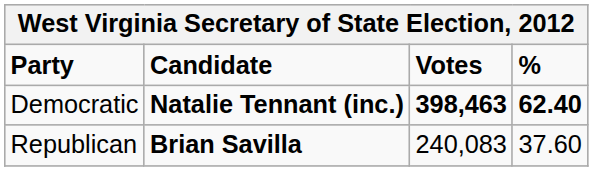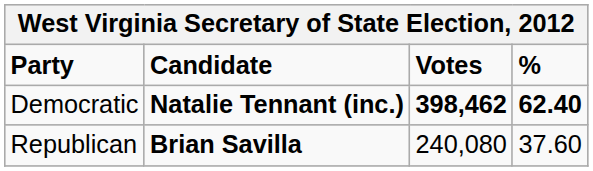(461, 104) 398,463 -> (461, 104) 398,462
(461, 144) 240,083 -> (461, 144) 240,080
